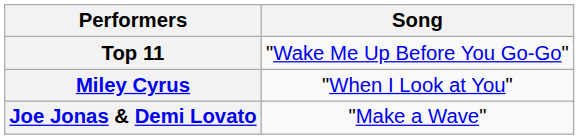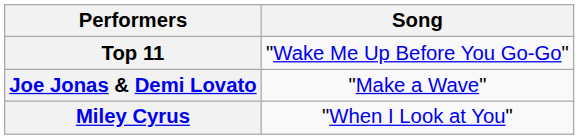rows swapped: (133, 85) <-> (133, 117)
